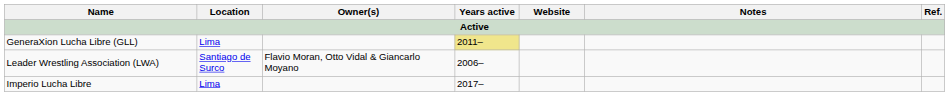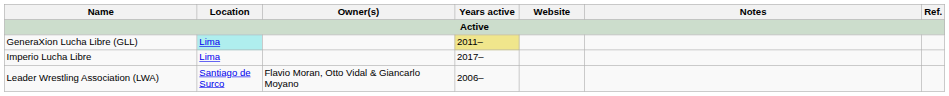(210, 42) no background -> (210, 42) paleturquoise background
rows swapped: (49, 83) <-> (83, 63)
